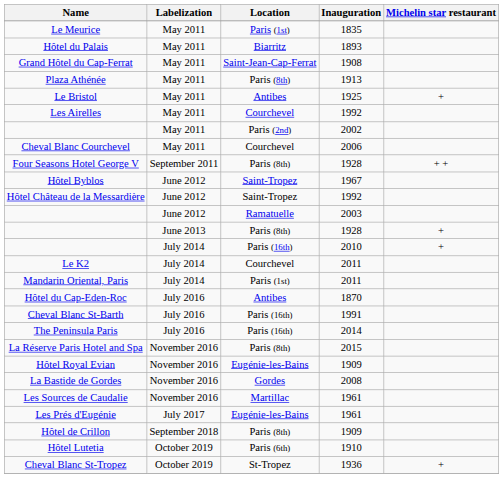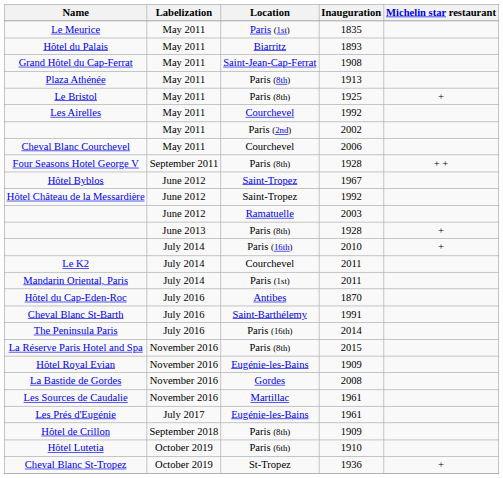(270, 96) Antibes -> (270, 96) Paris (8th)
(270, 314) Paris (16th) -> (270, 314) Saint-Barthélemy
